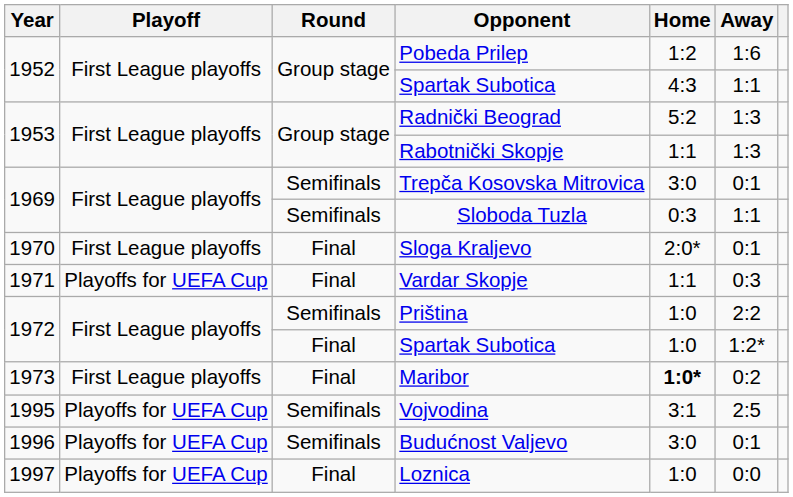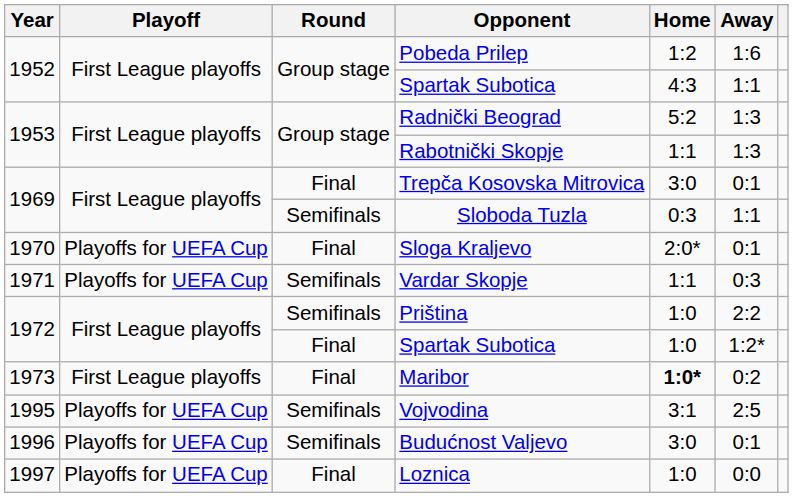(334, 183) Semifinals -> (334, 183) Final
(166, 248) First League playoffs -> (166, 248) Playoffs for UEFA Cup
(334, 280) Final -> (334, 280) Semifinals
